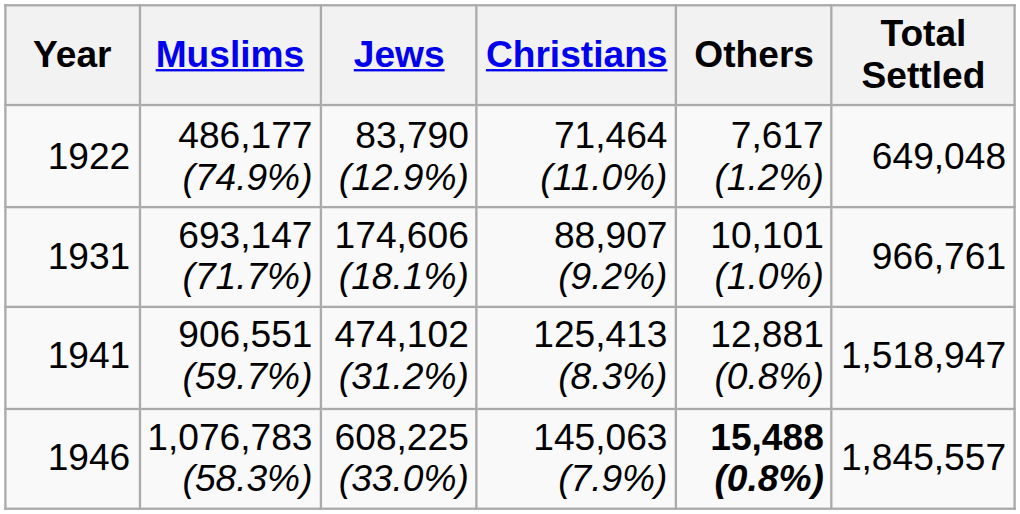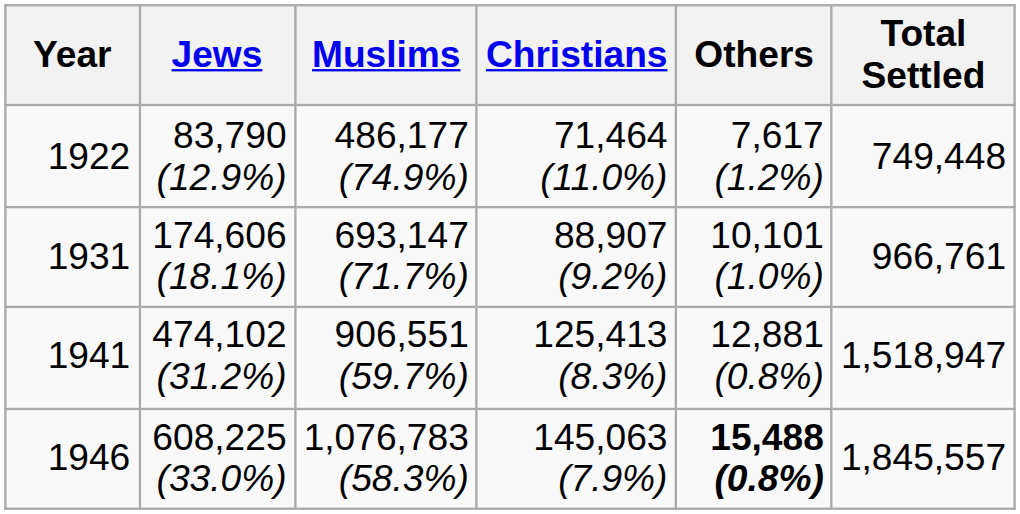columns swapped: (230, 54) <-> (399, 54)
(939, 155) 649,048 -> (939, 155) 749,448
